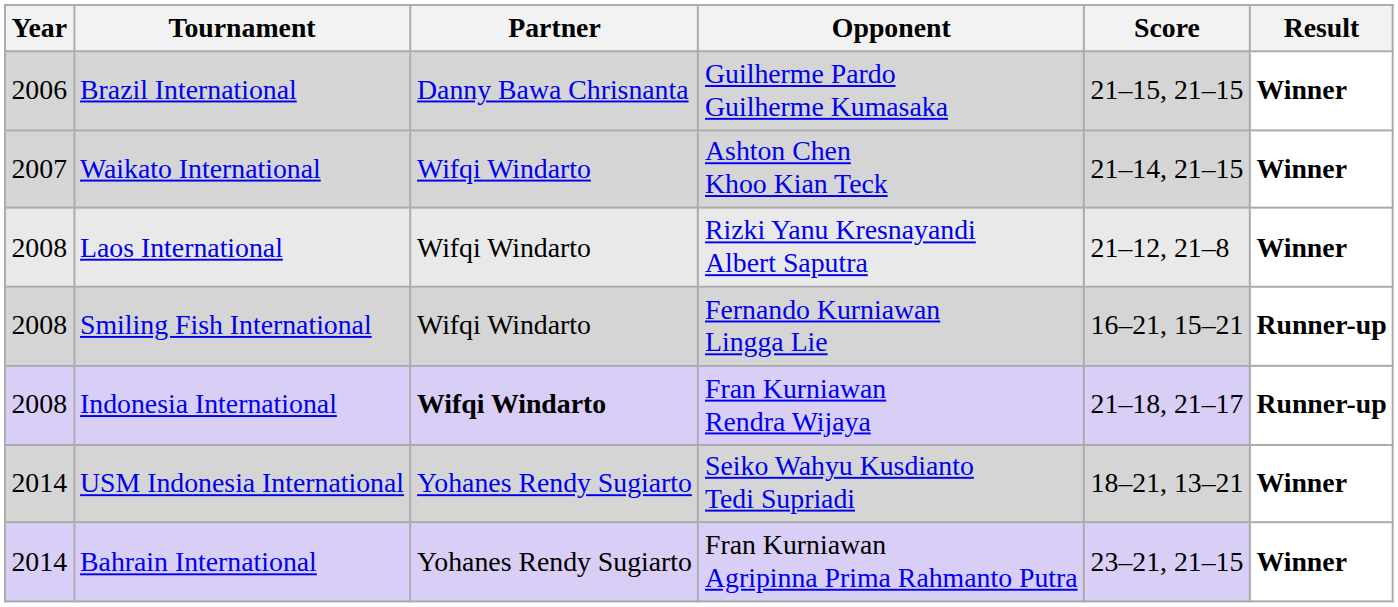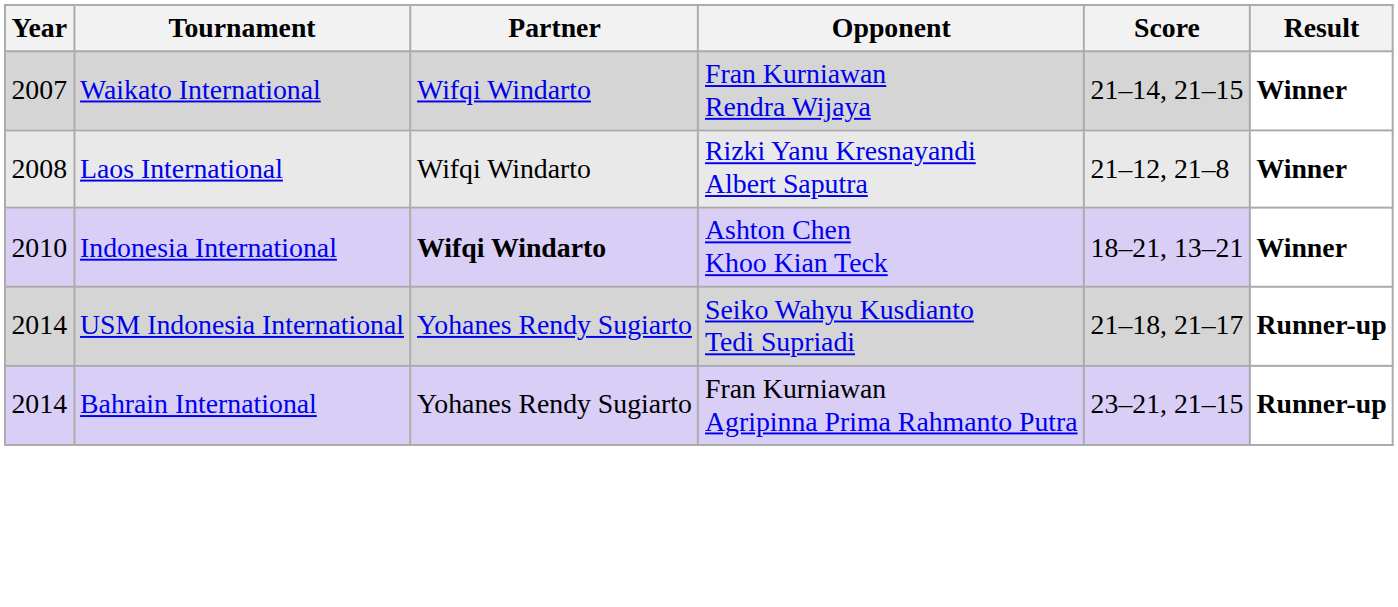- row: (188, 90)
(796, 168) Ashton Chen Khoo Kian Teck -> (796, 90) Fran Kurniawan Rendra Wijaya
- row: (226, 325)
(39, 404) 2008 -> (39, 247) 2010
(796, 404) Fran Kurniawan Rendra Wijaya -> (796, 247) Ashton Chen Khoo Kian Teck
(1167, 404) 21–18, 21–17 -> (1167, 247) 18–21, 13–21
(1322, 404) Runner-up -> (1302, 247) Winner
(1167, 483) 18–21, 13–21 -> (1167, 325) 21–18, 21–17
(1302, 483) Winner -> (1322, 325) Runner-up
(1302, 561) Winner -> (1322, 404) Runner-up
